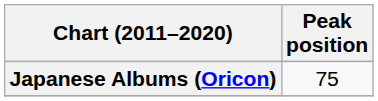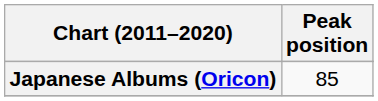(327, 78) 75 -> (327, 78) 85
